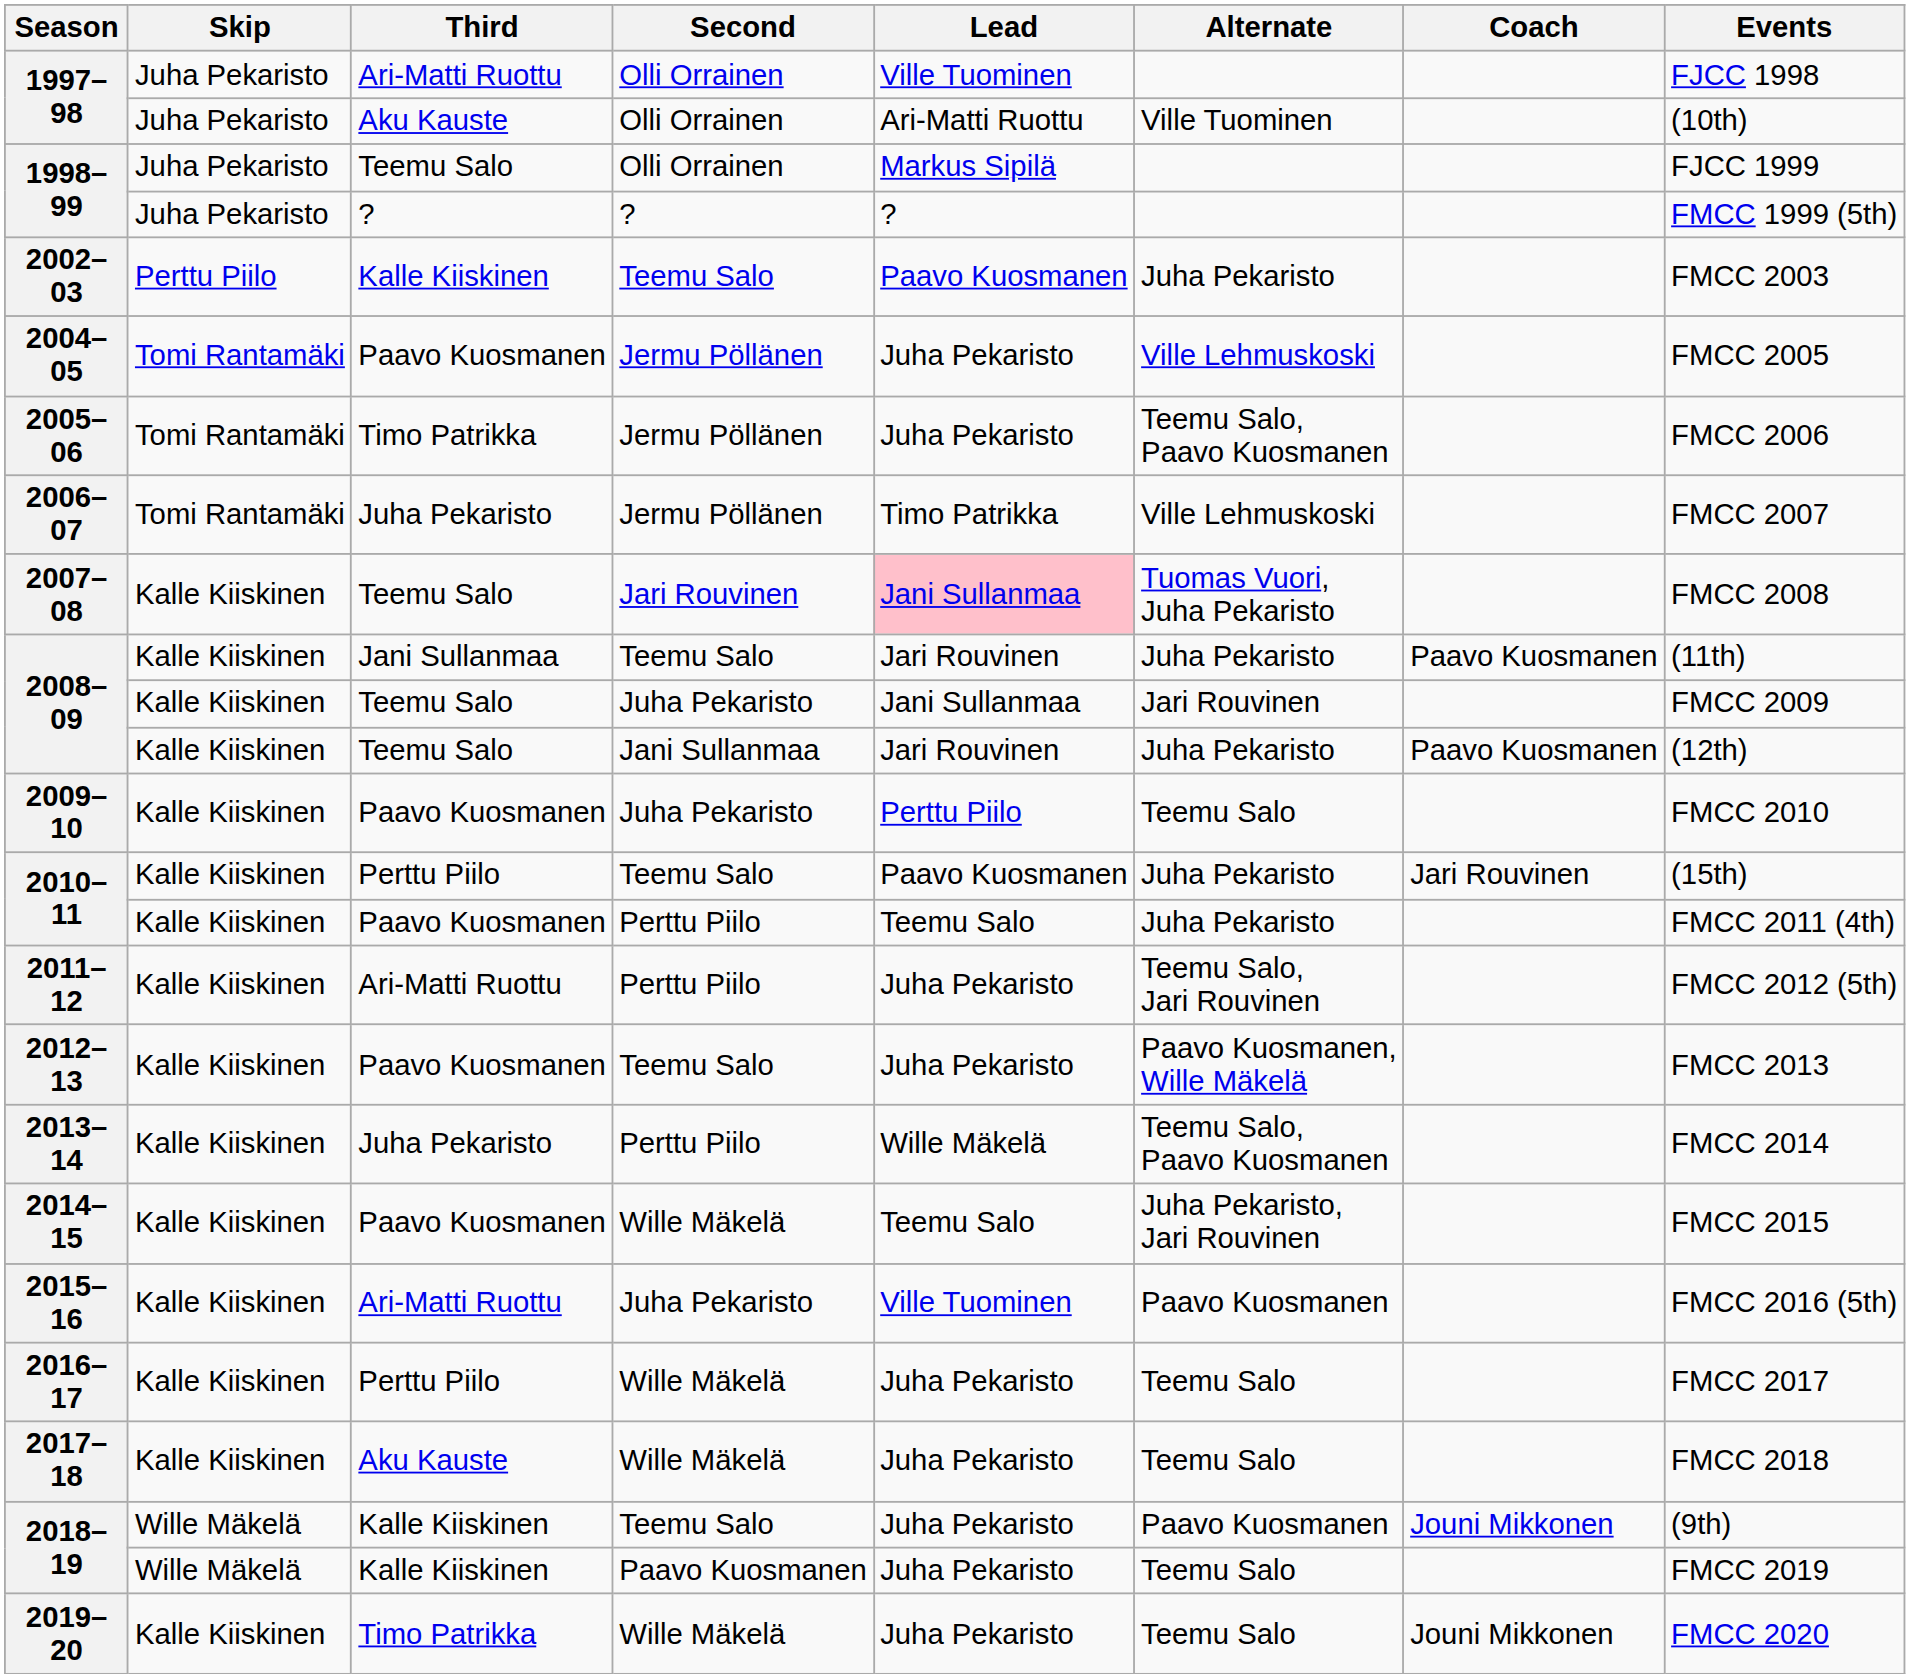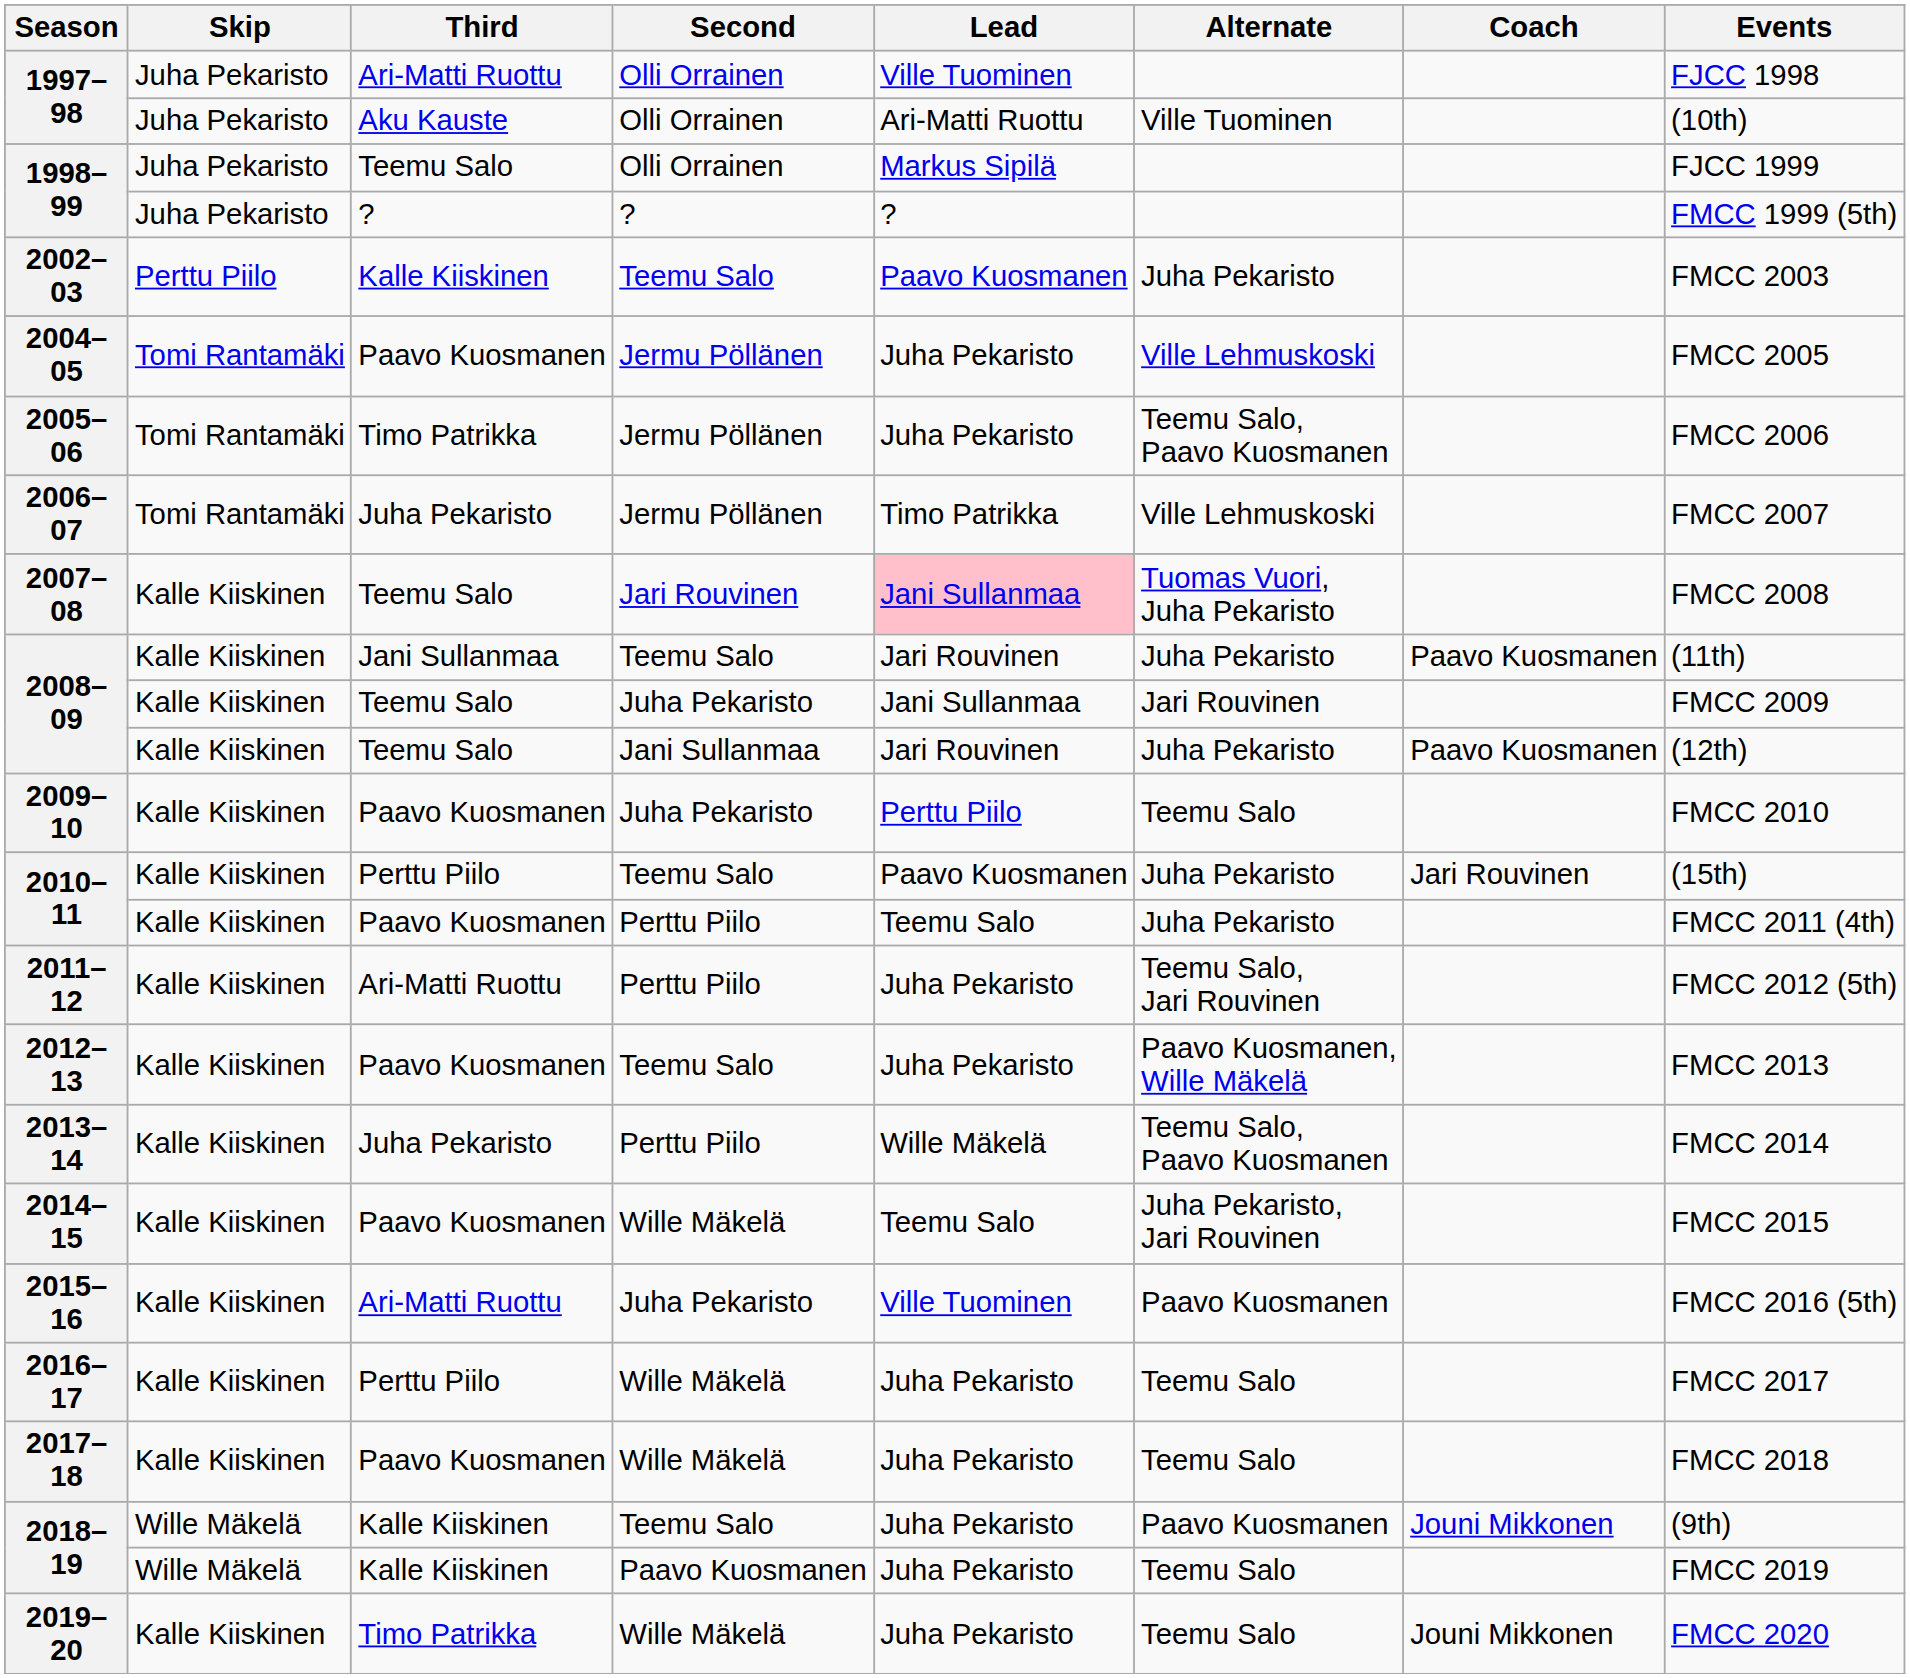(433, 1461) Aku Kauste -> (482, 1461) Paavo Kuosmanen
